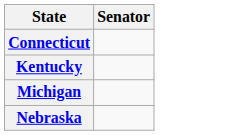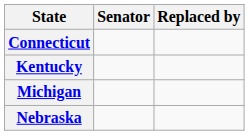+ column: (199, 17)
